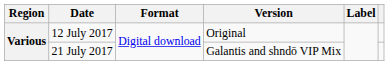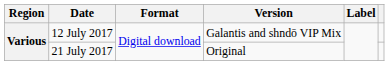(226, 32) Original -> (274, 32) Galantis and shndō VIP Mix
(274, 51) Galantis and shndō VIP Mix -> (226, 51) Original
